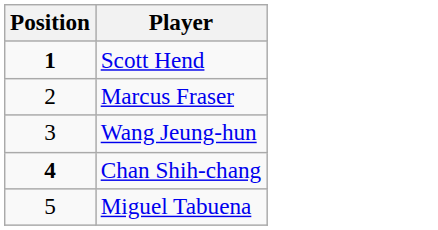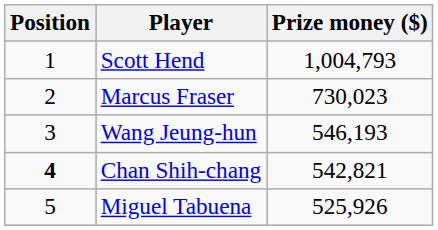+ column: (350, 22)
(50, 59) bold -> (50, 59) normal
